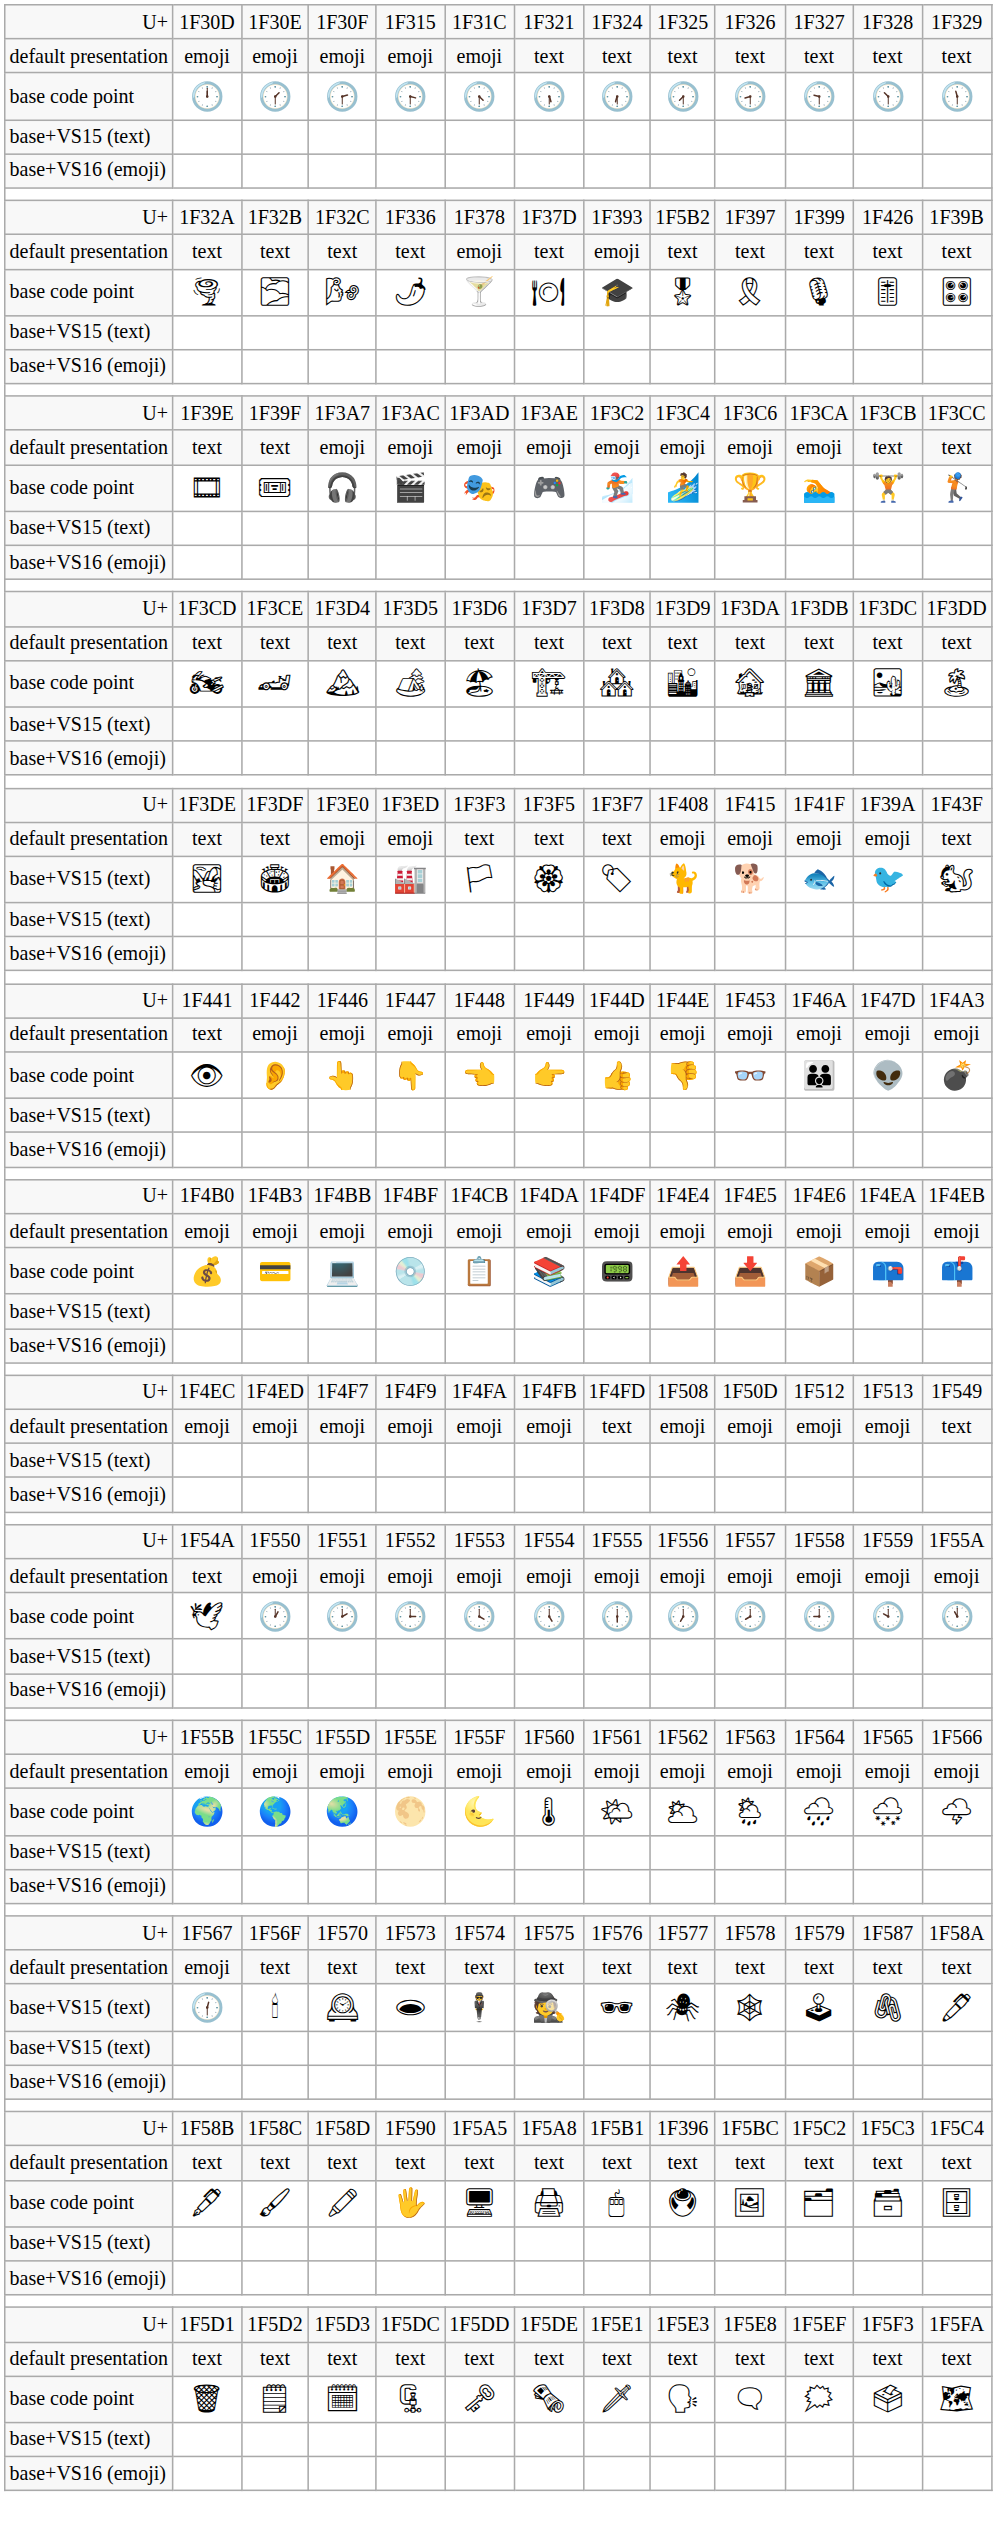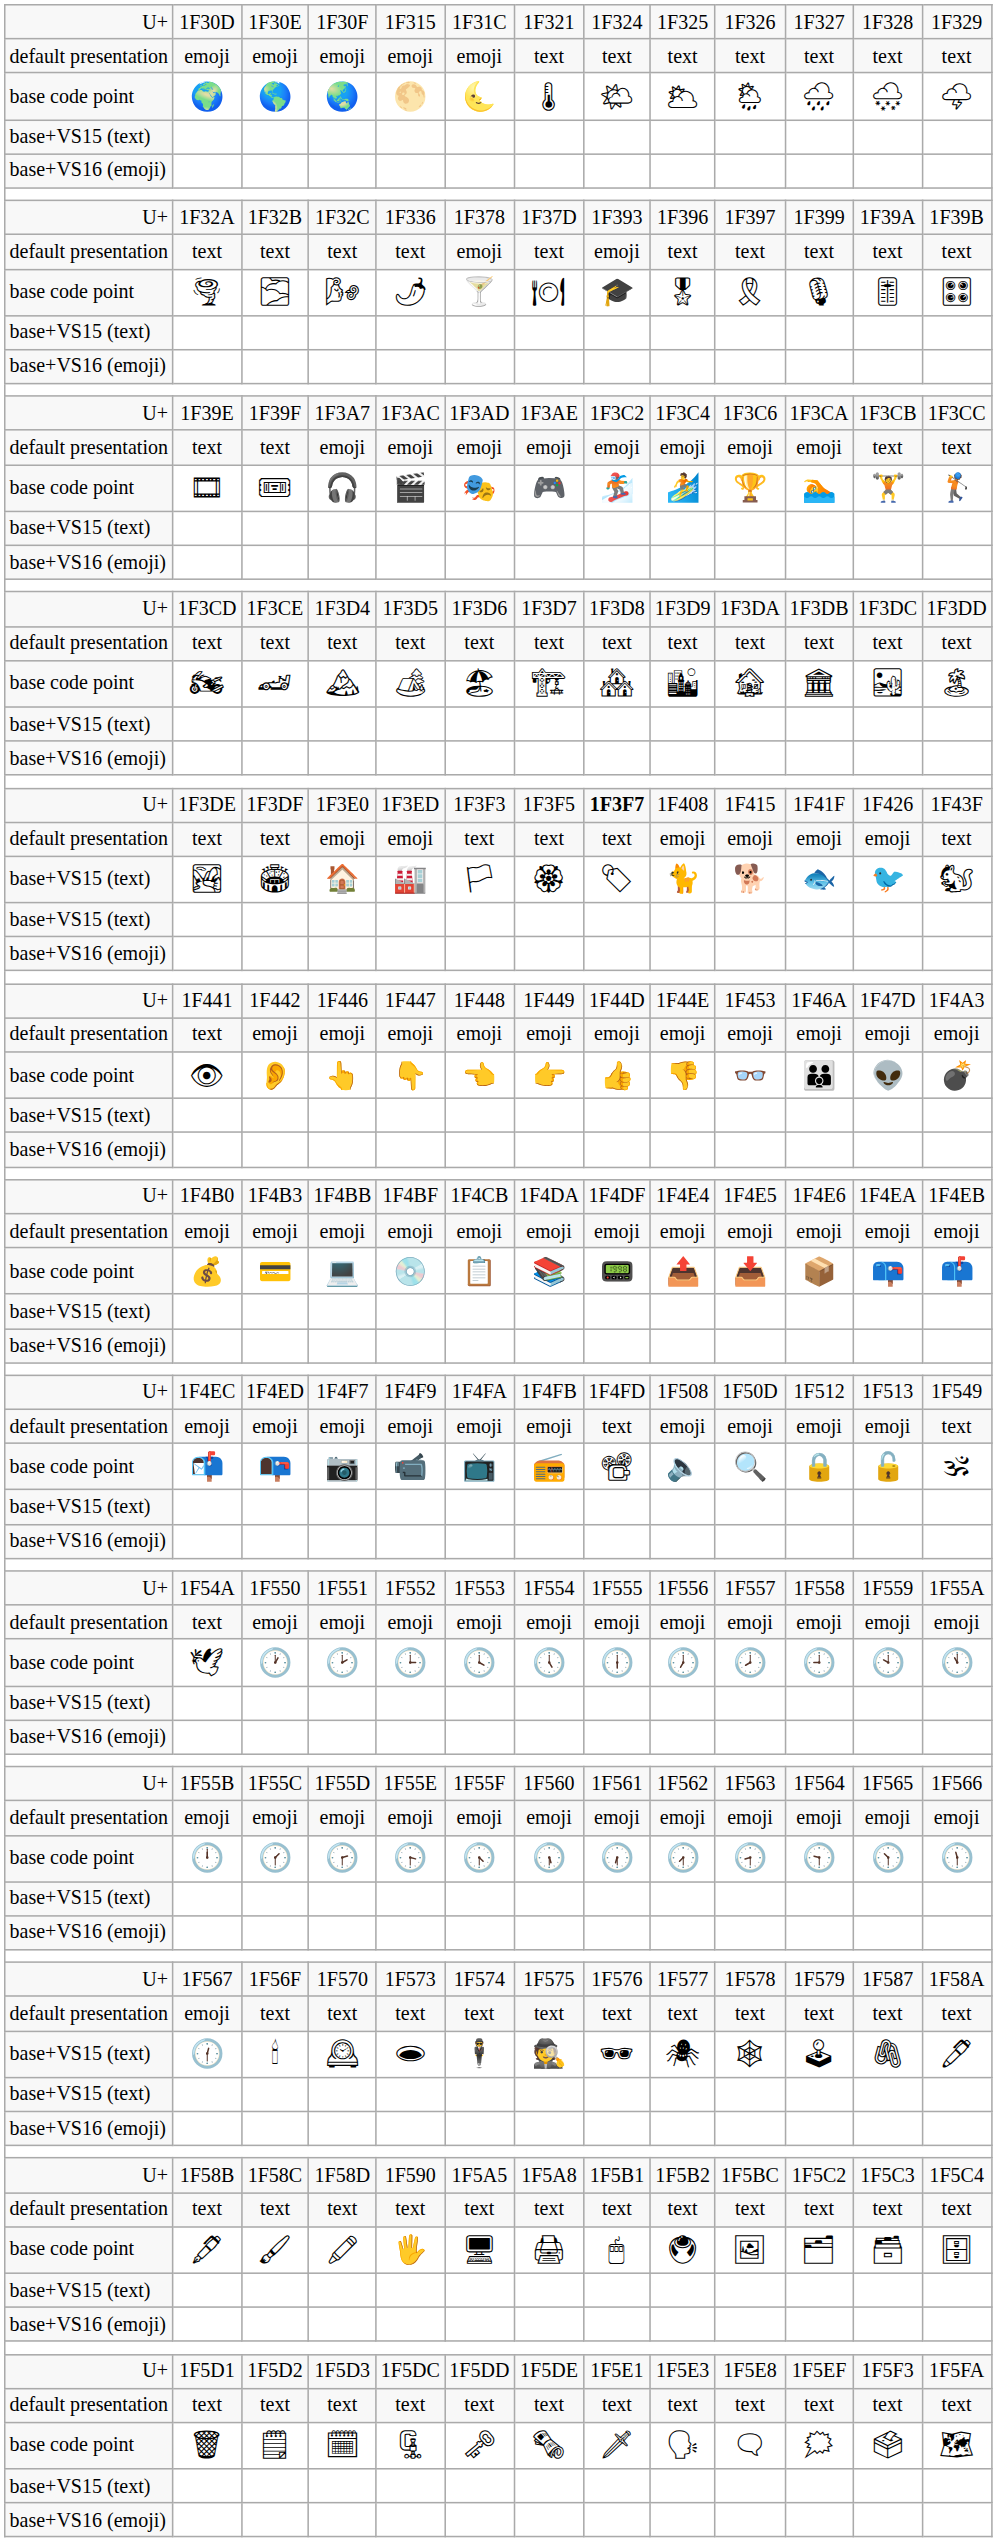rows swapped: (207, 1812) <-> (207, 96)
(683, 217) 1F5B2 -> (683, 217) 1F396
(888, 217) 1F426 -> (888, 217) 1F39A
(617, 804) normal -> (617, 804) bold
(888, 804) 1F39A -> (888, 804) 1F426
+ row: (207, 1467)
(683, 2128) 1F396 -> (683, 2175) 1F5B2
